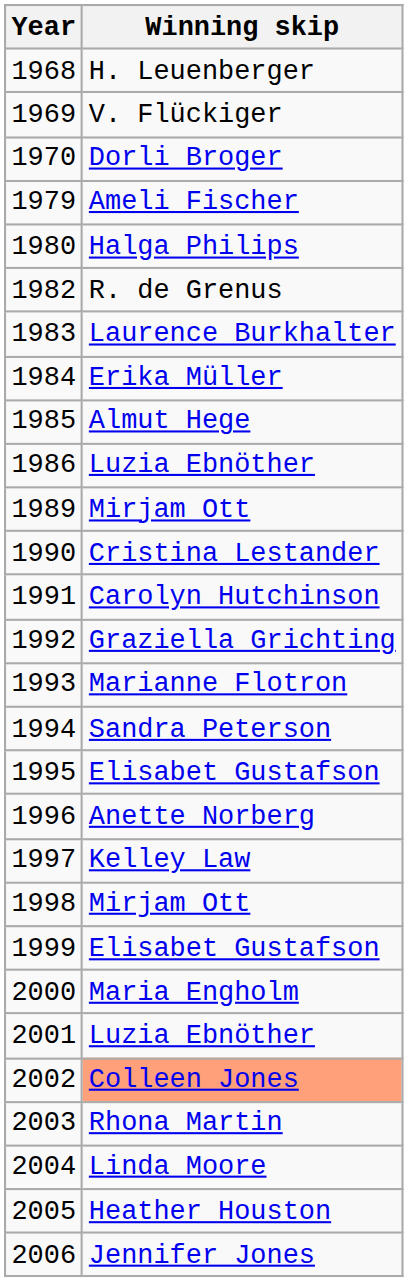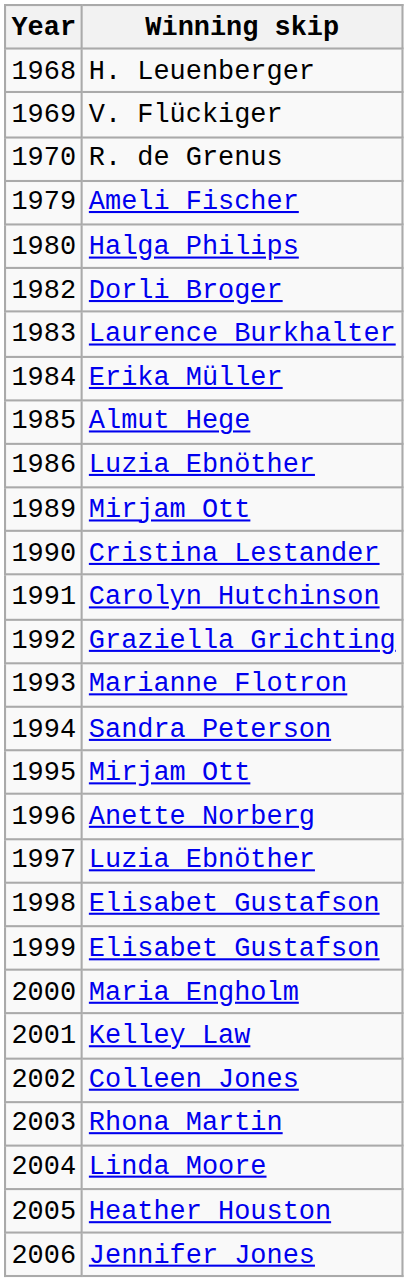(186, 159) Dorli Broger -> (186, 159) R. de Grenus
(186, 290) R. de Grenus -> (186, 290) Dorli Broger
(234, 773) Elisabet Gustafson -> (170, 773) Mirjam Ott
(170, 860) Kelley Law -> (202, 860) Luzia Ebnöther
(170, 904) Mirjam Ott -> (234, 904) Elisabet Gustafson
(202, 1036) Luzia Ebnöther -> (170, 1036) Kelley Law
(194, 1080) lightsalmon background -> (194, 1080) no background
